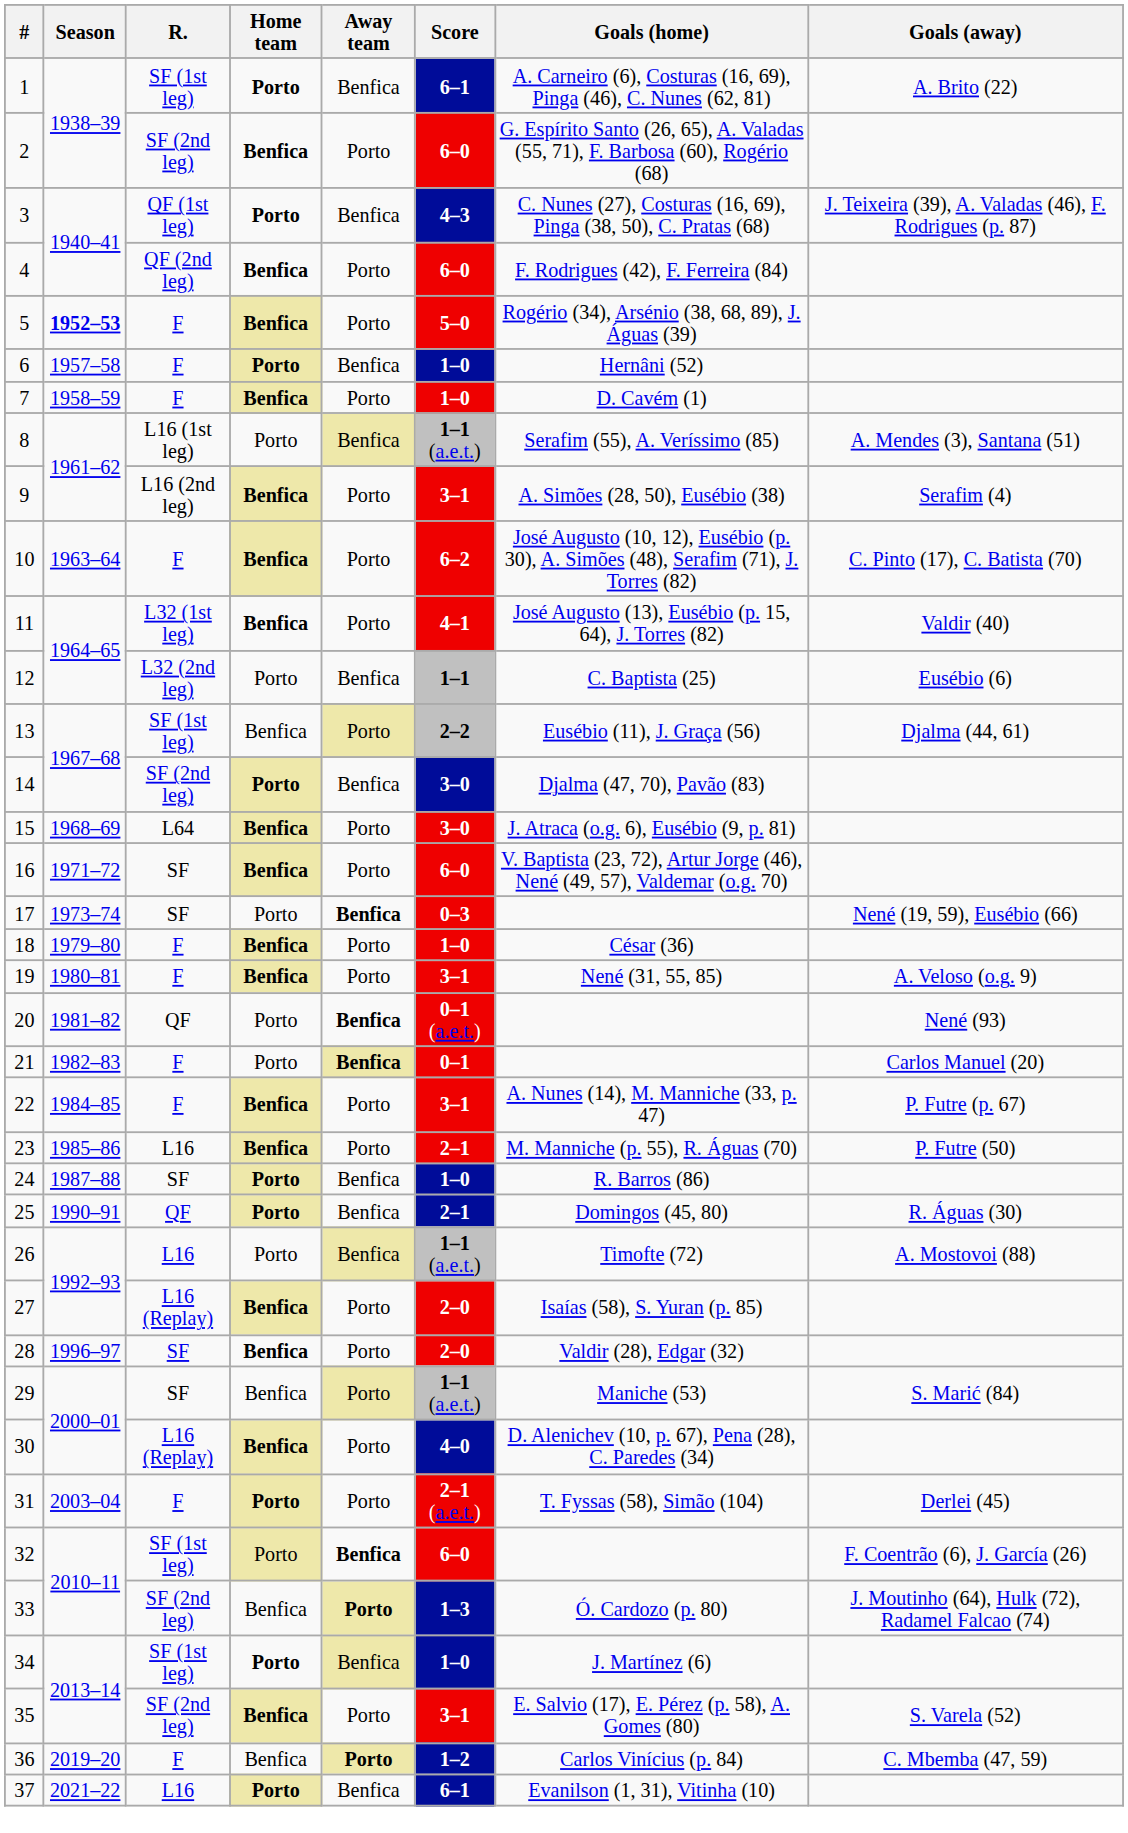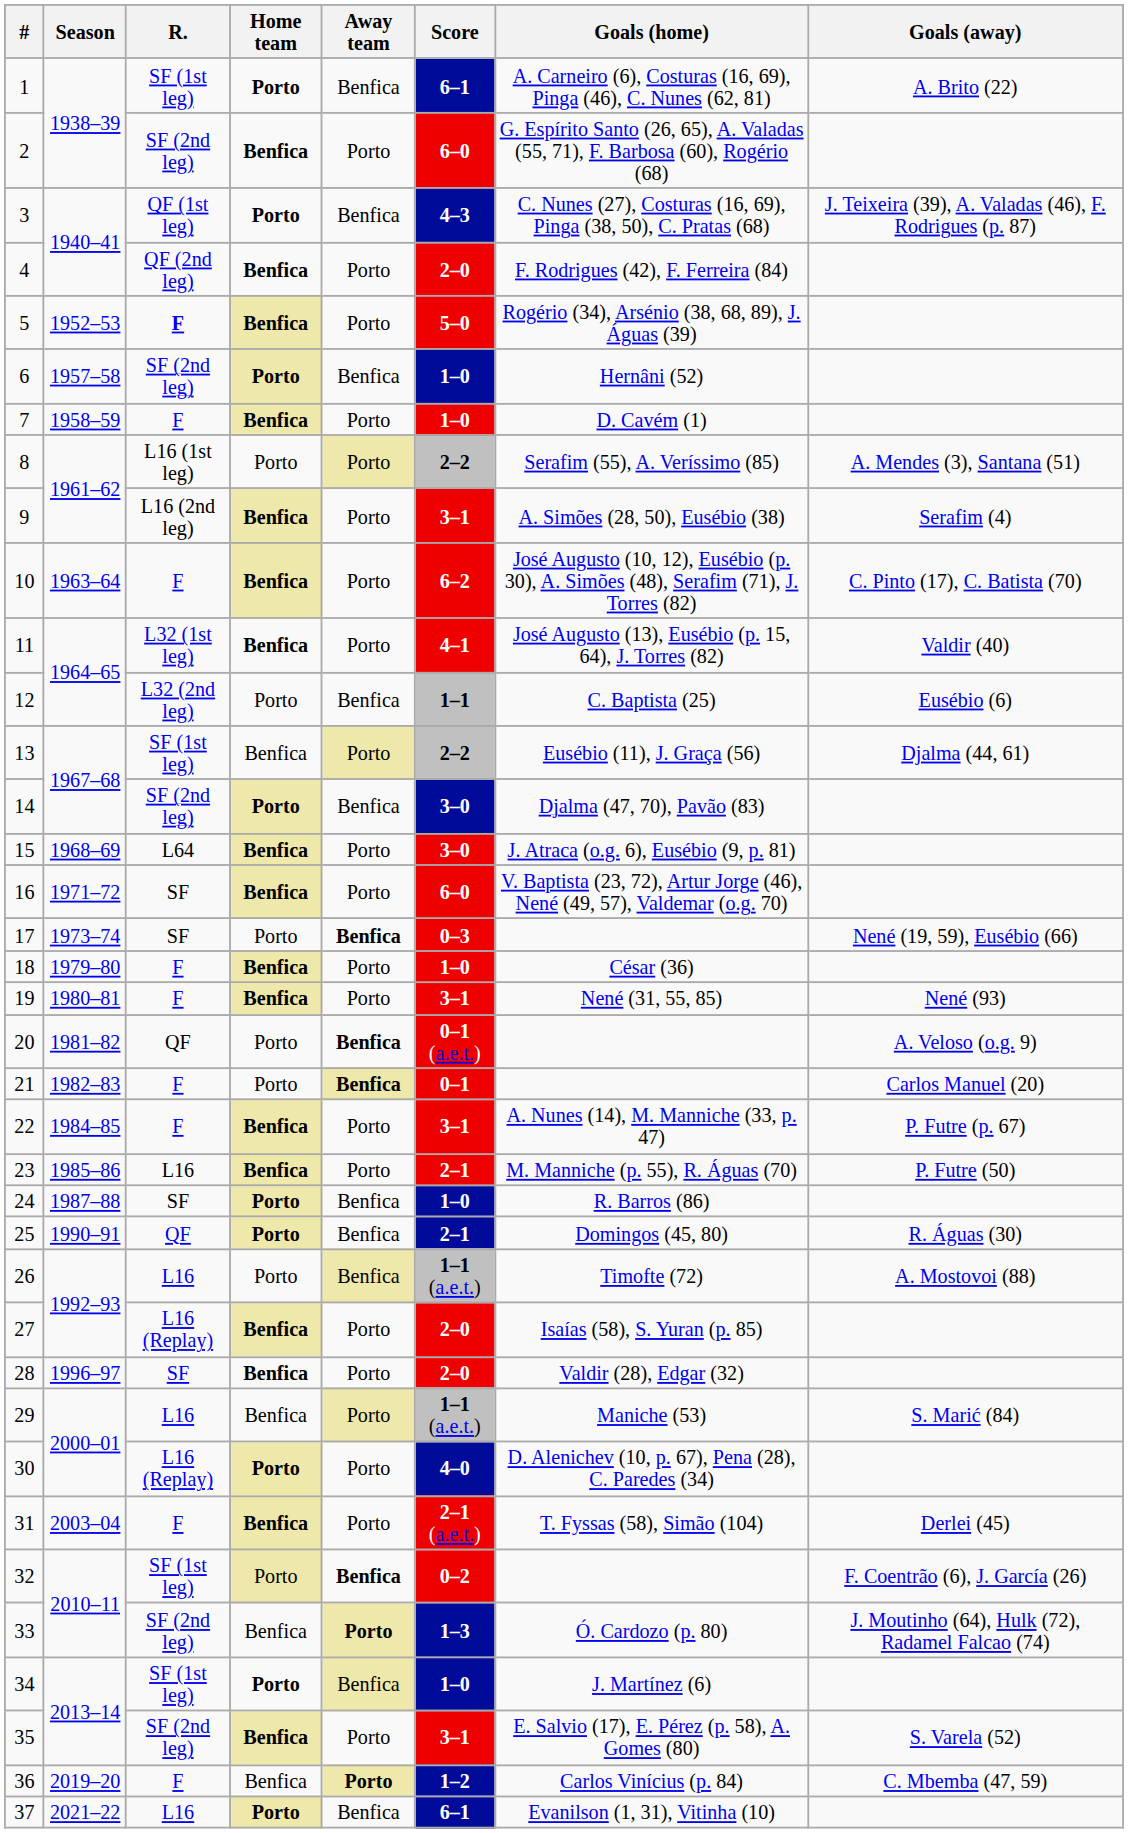(455, 269) 6–0 -> (455, 269) 2–0
(85, 323) bold -> (85, 323) normal
(178, 323) normal -> (178, 323) bold
(178, 365) F -> (178, 376) SF (2nd leg)
(368, 440) Benfica -> (368, 462) Porto
(455, 440) 1–1 (a.e.t.) -> (455, 462) 2–2
(965, 976) A. Veloso (o.g. 9) -> (965, 998) Nené (93)
(965, 1019) Nené (93) -> (965, 1041) A. Veloso (o.g. 9)
(178, 1393) SF -> (178, 1415) L16
(276, 1447) Benfica -> (276, 1469) Porto
(276, 1501) Porto -> (276, 1523) Benfica
(455, 1554) 6–0 -> (455, 1576) 0–2
